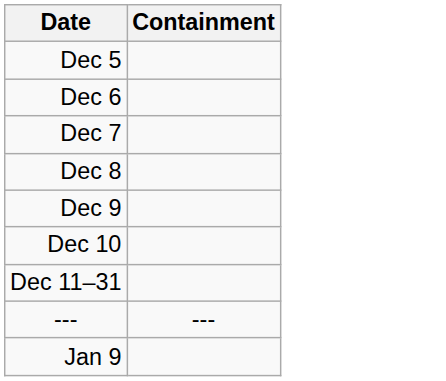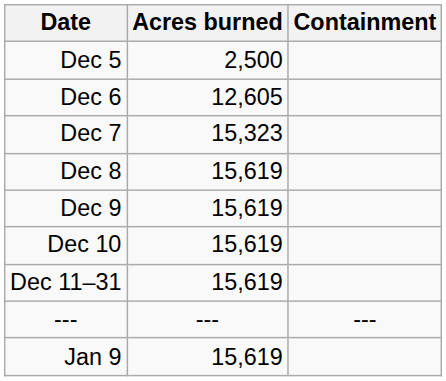+ column: (207, 23)
